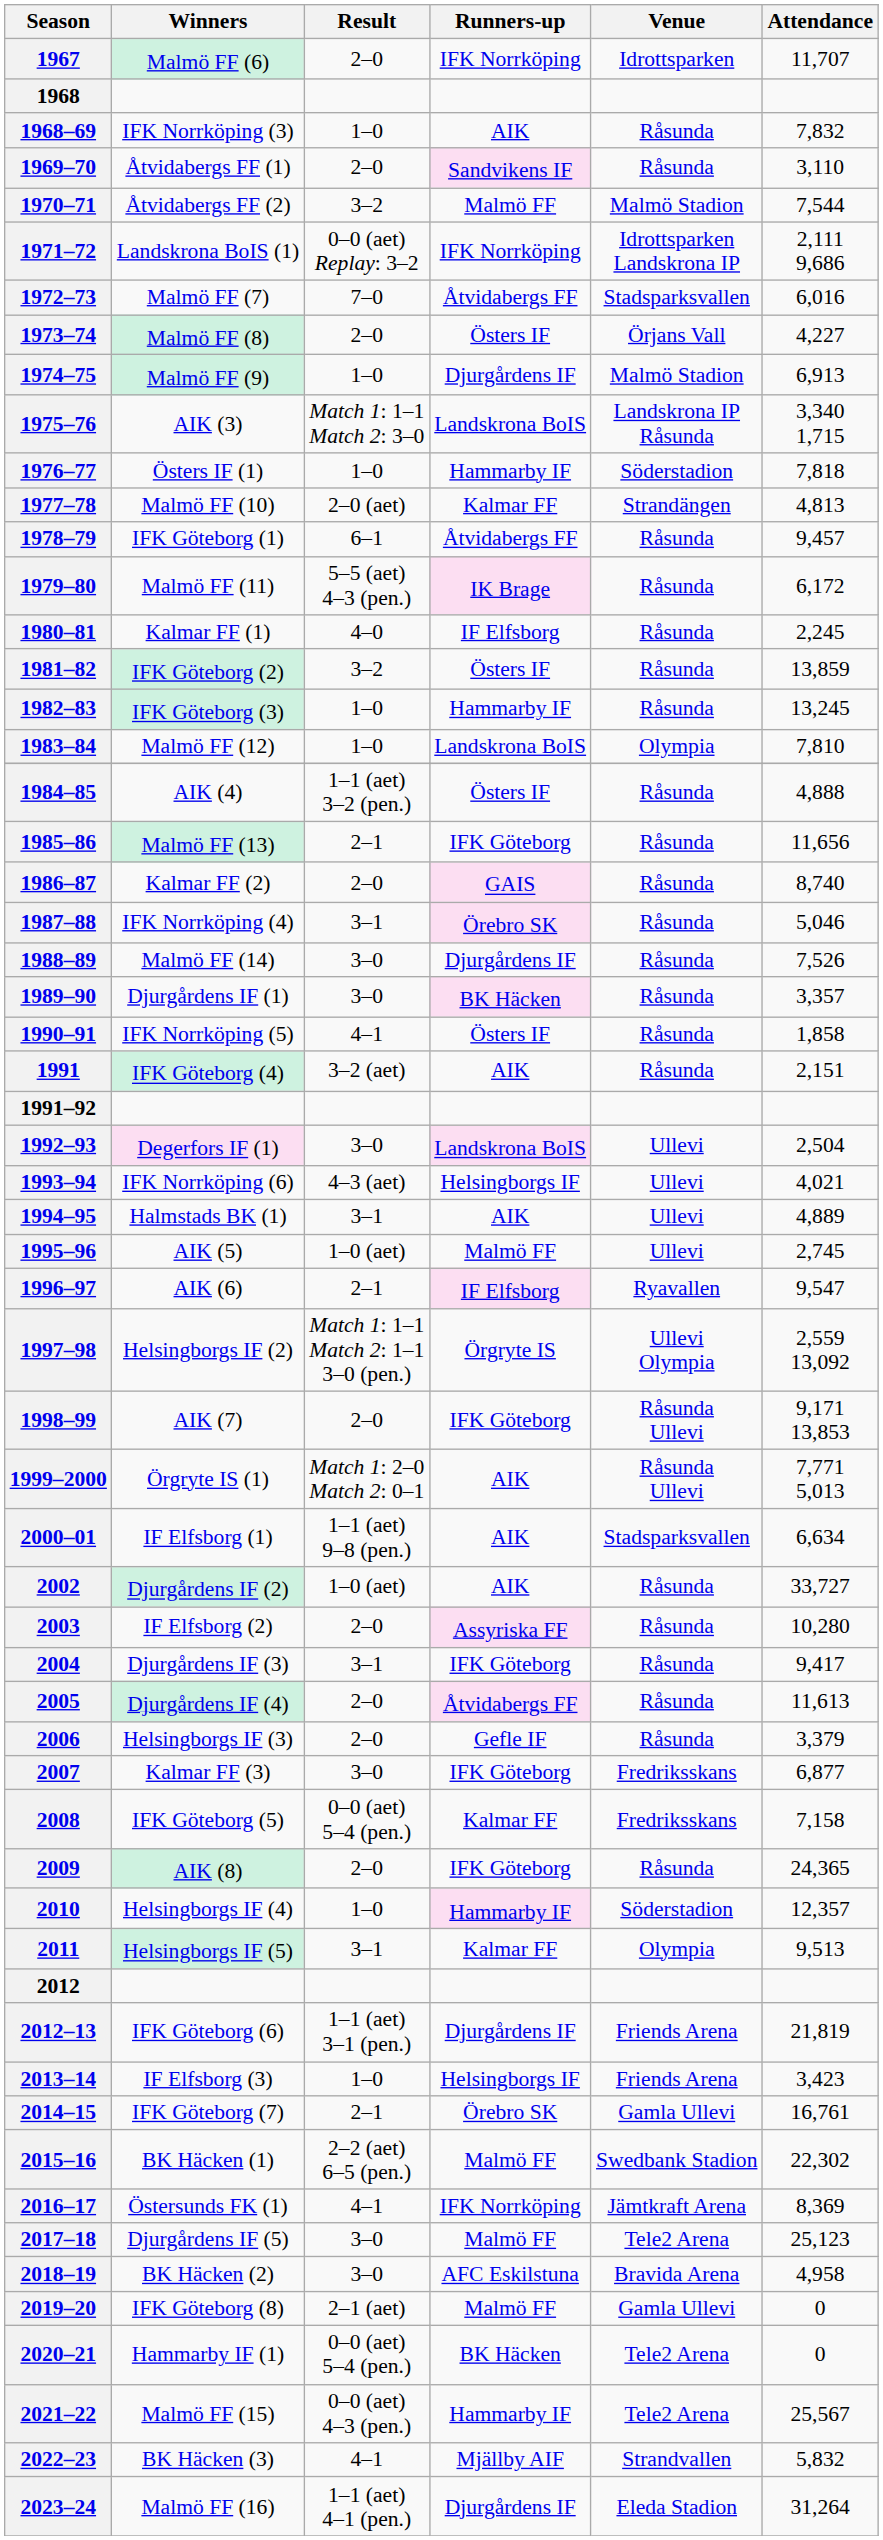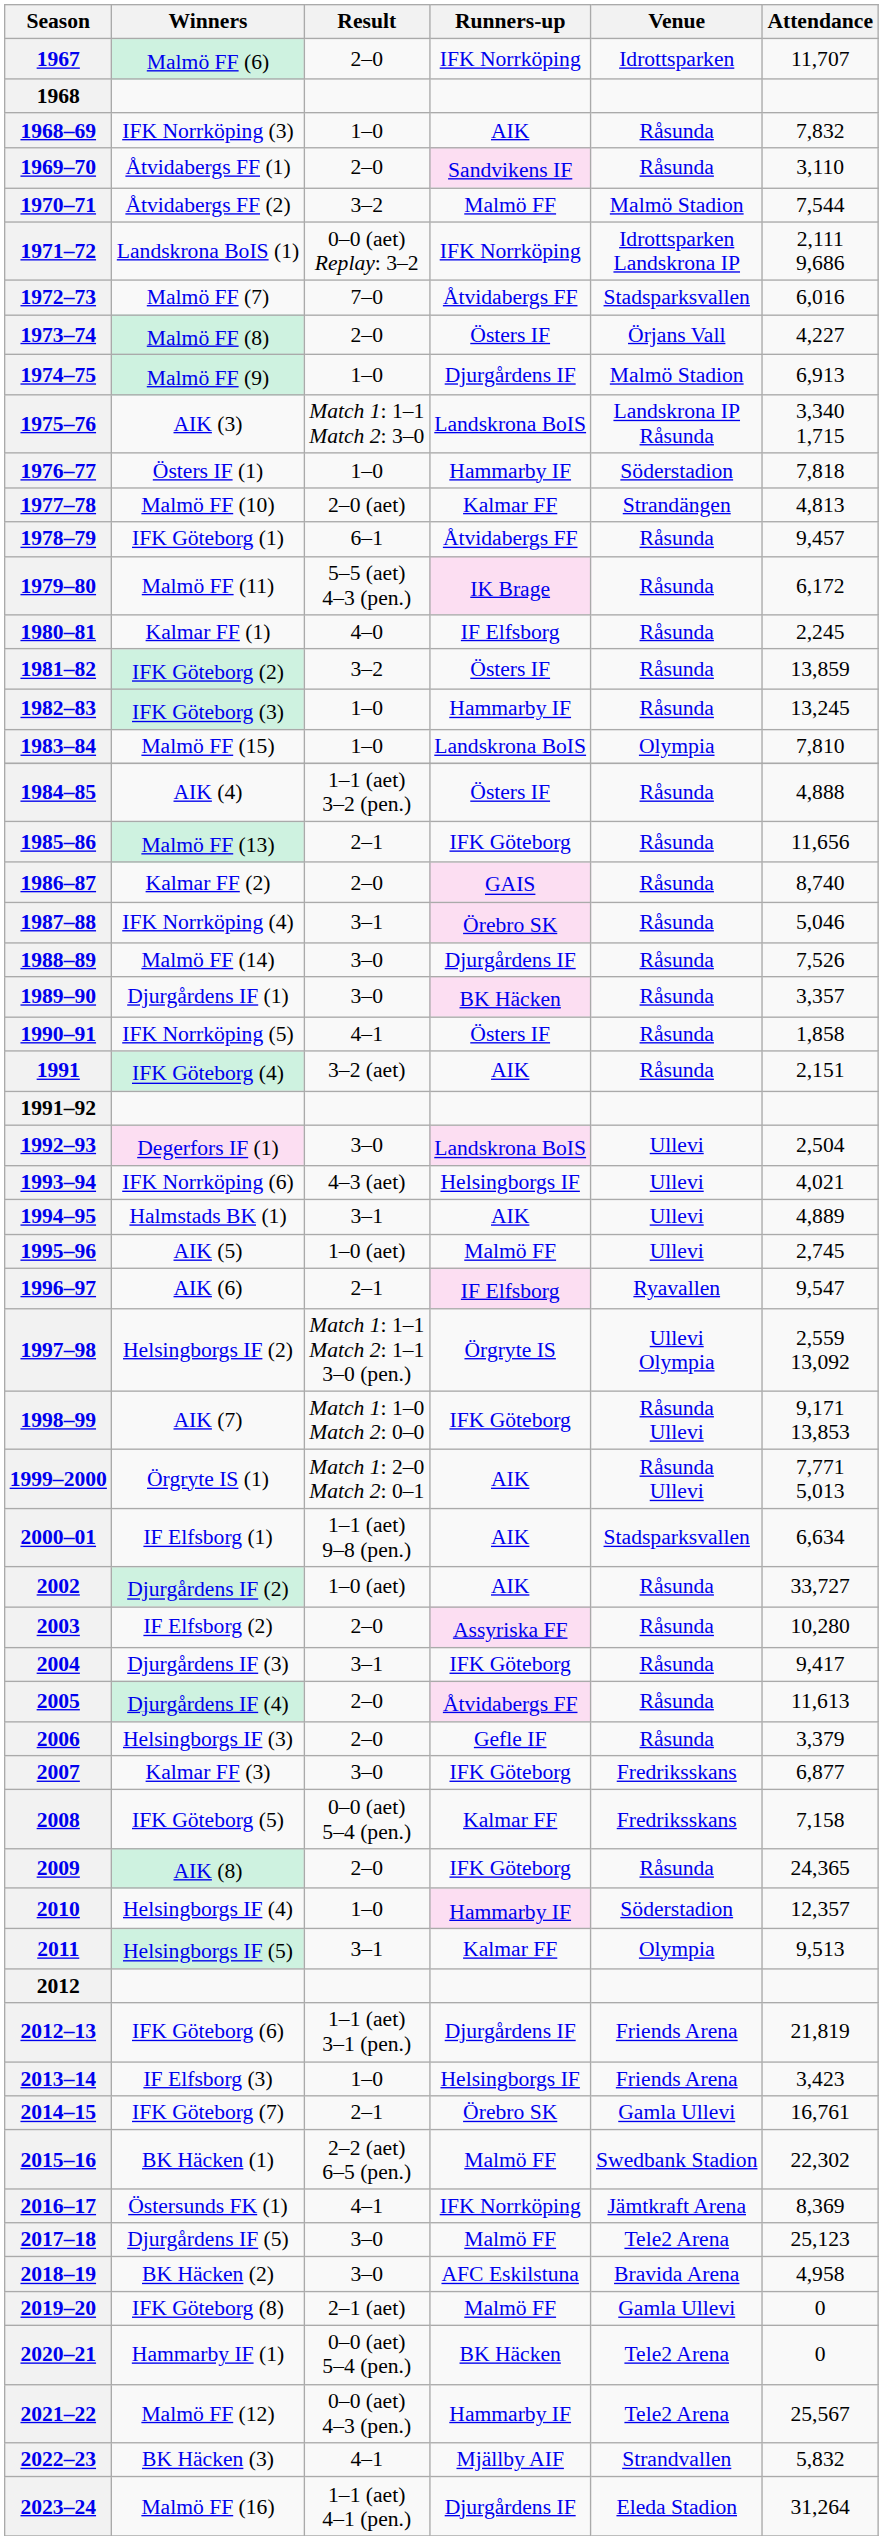(208, 746) Malmö FF (12) -> (208, 746) Malmö FF (15)
(367, 1420) 2–0 -> (367, 1420) Match 1: 1–0 Match 2: 0–0
(208, 2413) Malmö FF (15) -> (208, 2413) Malmö FF (12)
